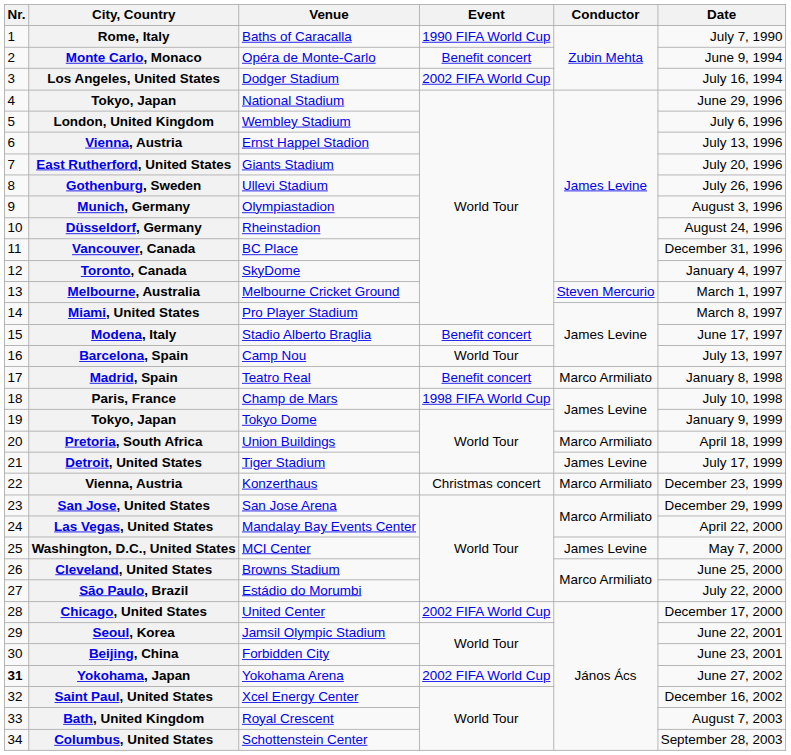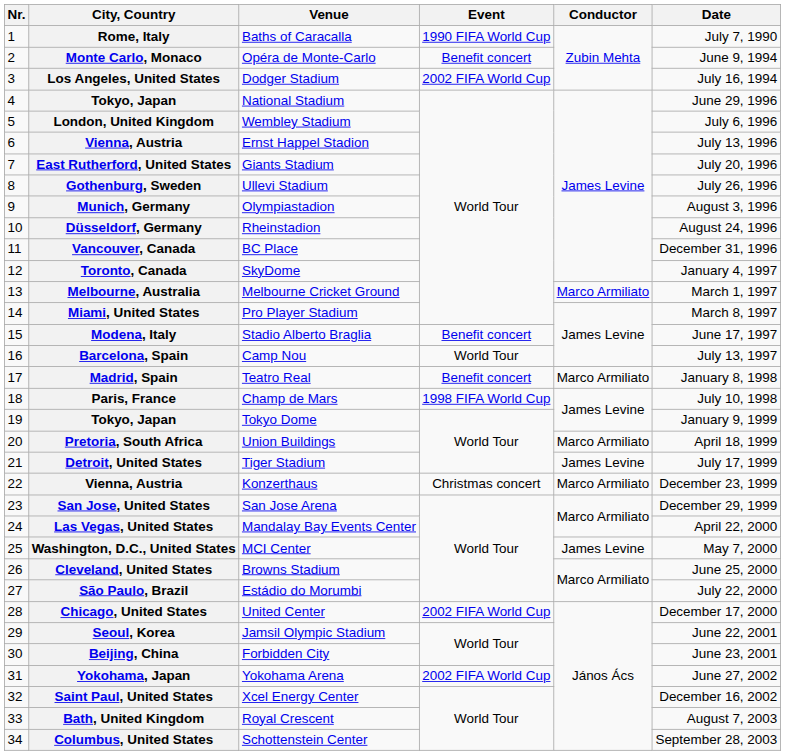(606, 292) Steven Mercurio -> (603, 292) Marco Armiliato
(15, 675) bold -> (15, 675) normal
